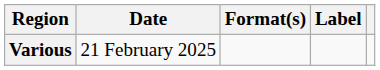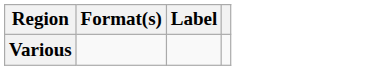- column: (148, 19)
